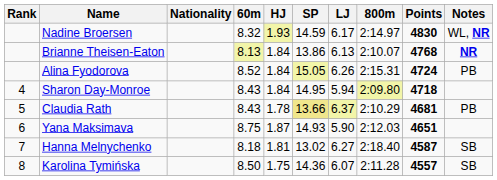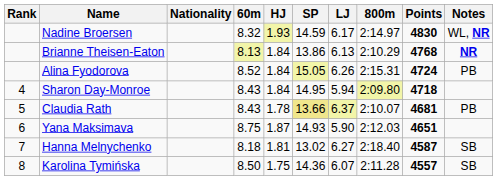(380, 52) 2:10.07 -> (380, 52) 2:10.29
(380, 109) 2:10.29 -> (380, 109) 2:10.07
